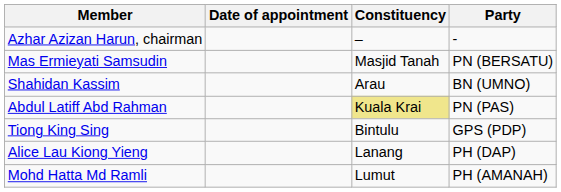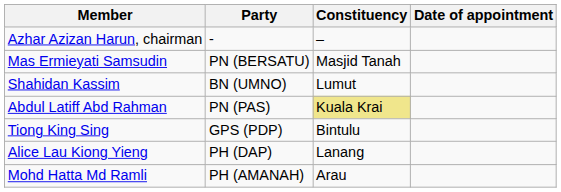columns swapped: (503, 15) <-> (279, 15)
(370, 84) Arau -> (336, 84) Lumut
(375, 175) Lumut -> (331, 175) Arau
